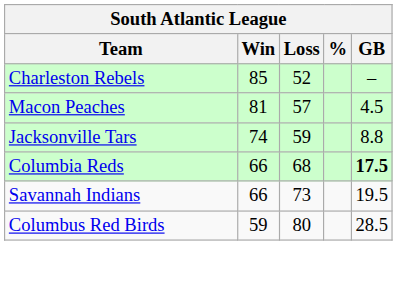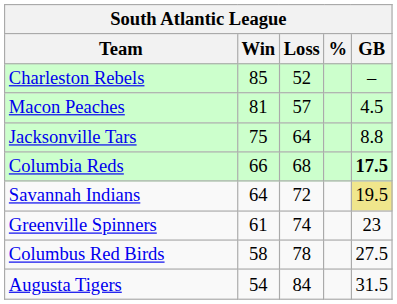(258, 136) 74 -> (258, 136) 75
(302, 136) 59 -> (302, 136) 64
(258, 195) 66 -> (258, 195) 64
(302, 195) 73 -> (302, 195) 72
(372, 195) no background -> (372, 195) khaki background
+ row: (83, 225)
(258, 225) 59 -> (258, 254) 58
(302, 225) 80 -> (302, 254) 78
(372, 225) 28.5 -> (372, 254) 27.5
+ row: (65, 284)
